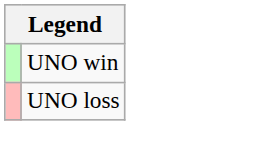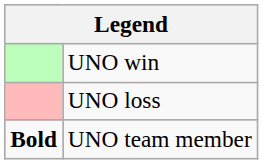+ row: (160, 139)
